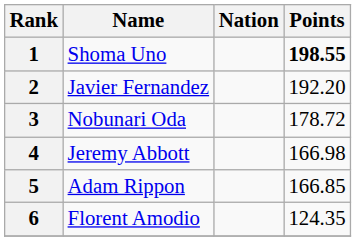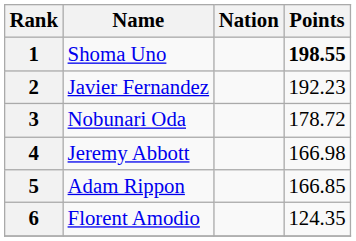(317, 86) 192.20 -> (317, 86) 192.23
